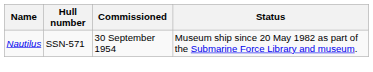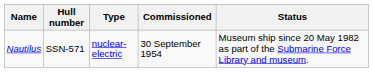+ column: (114, 17)
